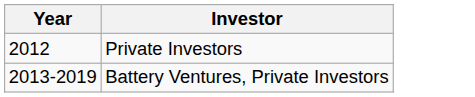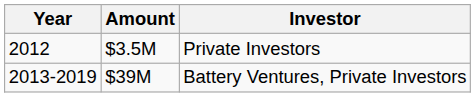+ column: (140, 19)
